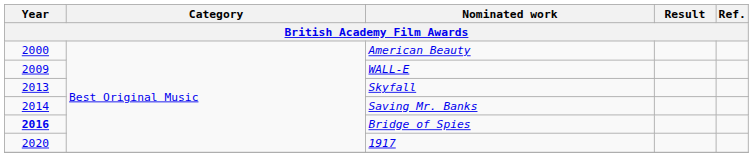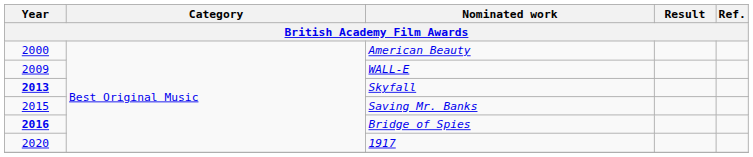(35, 87) normal -> (35, 87) bold
(35, 106) 2014 -> (35, 106) 2015
